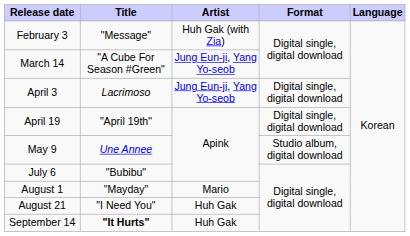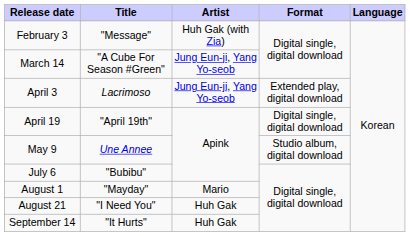(305, 92) Digital single, digital download -> (305, 92) Extended play, digital download
(126, 223) bold -> (126, 223) normal
